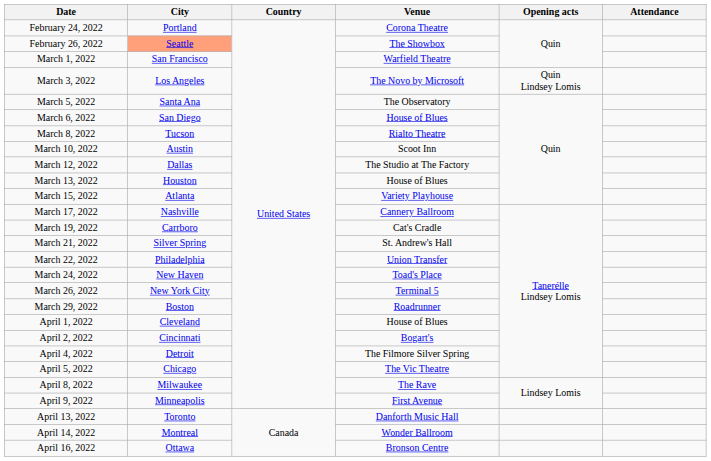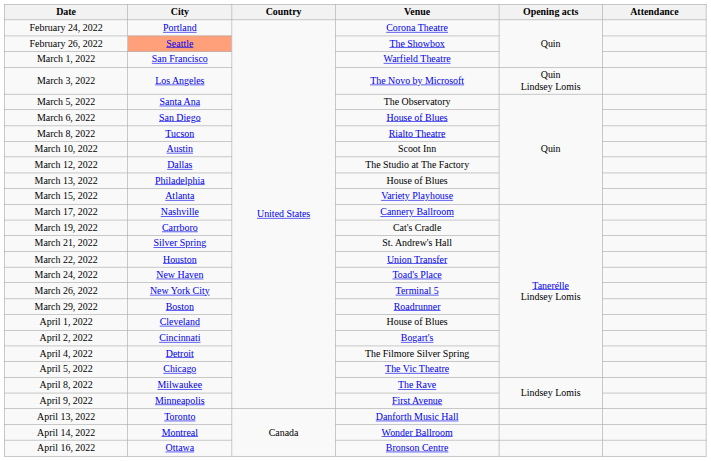(180, 180) Houston -> (180, 180) Philadelphia
(180, 259) Philadelphia -> (180, 259) Houston
